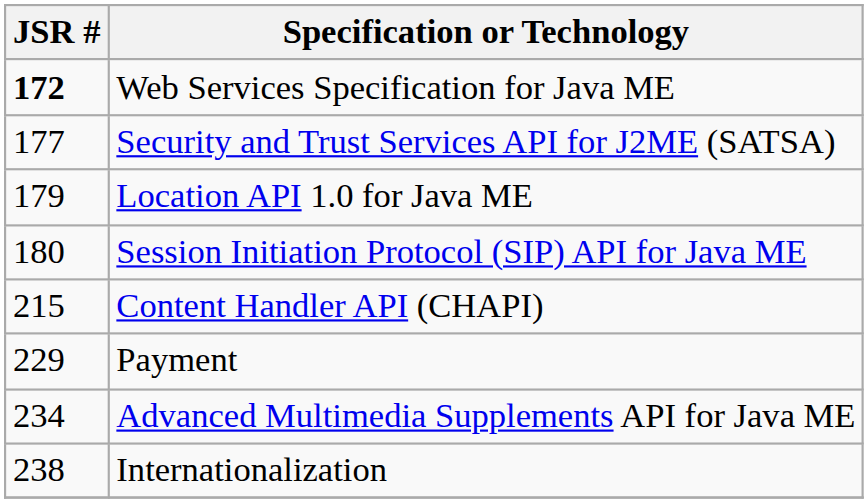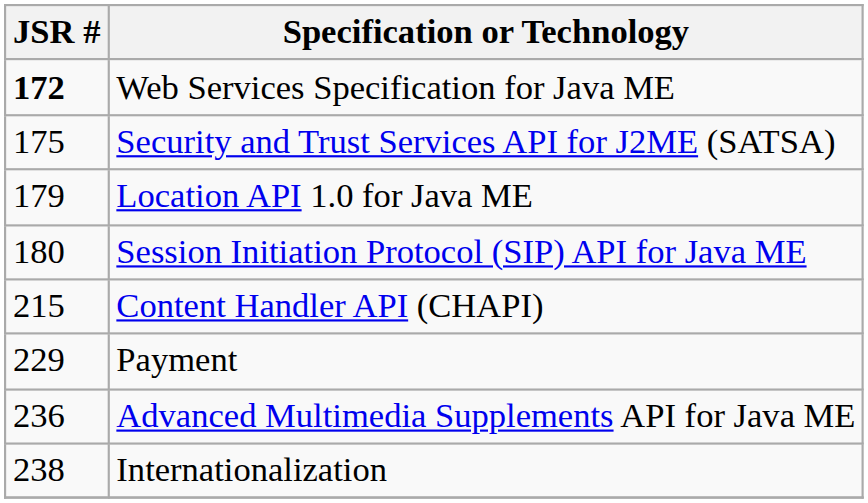(39, 141) 177 -> (39, 141) 175
(39, 415) 234 -> (39, 415) 236
